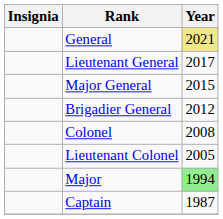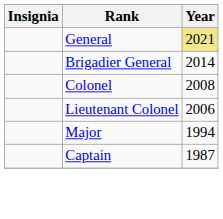- row: (122, 62)
- row: (108, 86)
(200, 109) 2012 -> (200, 62) 2014
(200, 156) 2005 -> (200, 109) 2006
(200, 179) lightgreen background -> (200, 132) no background
